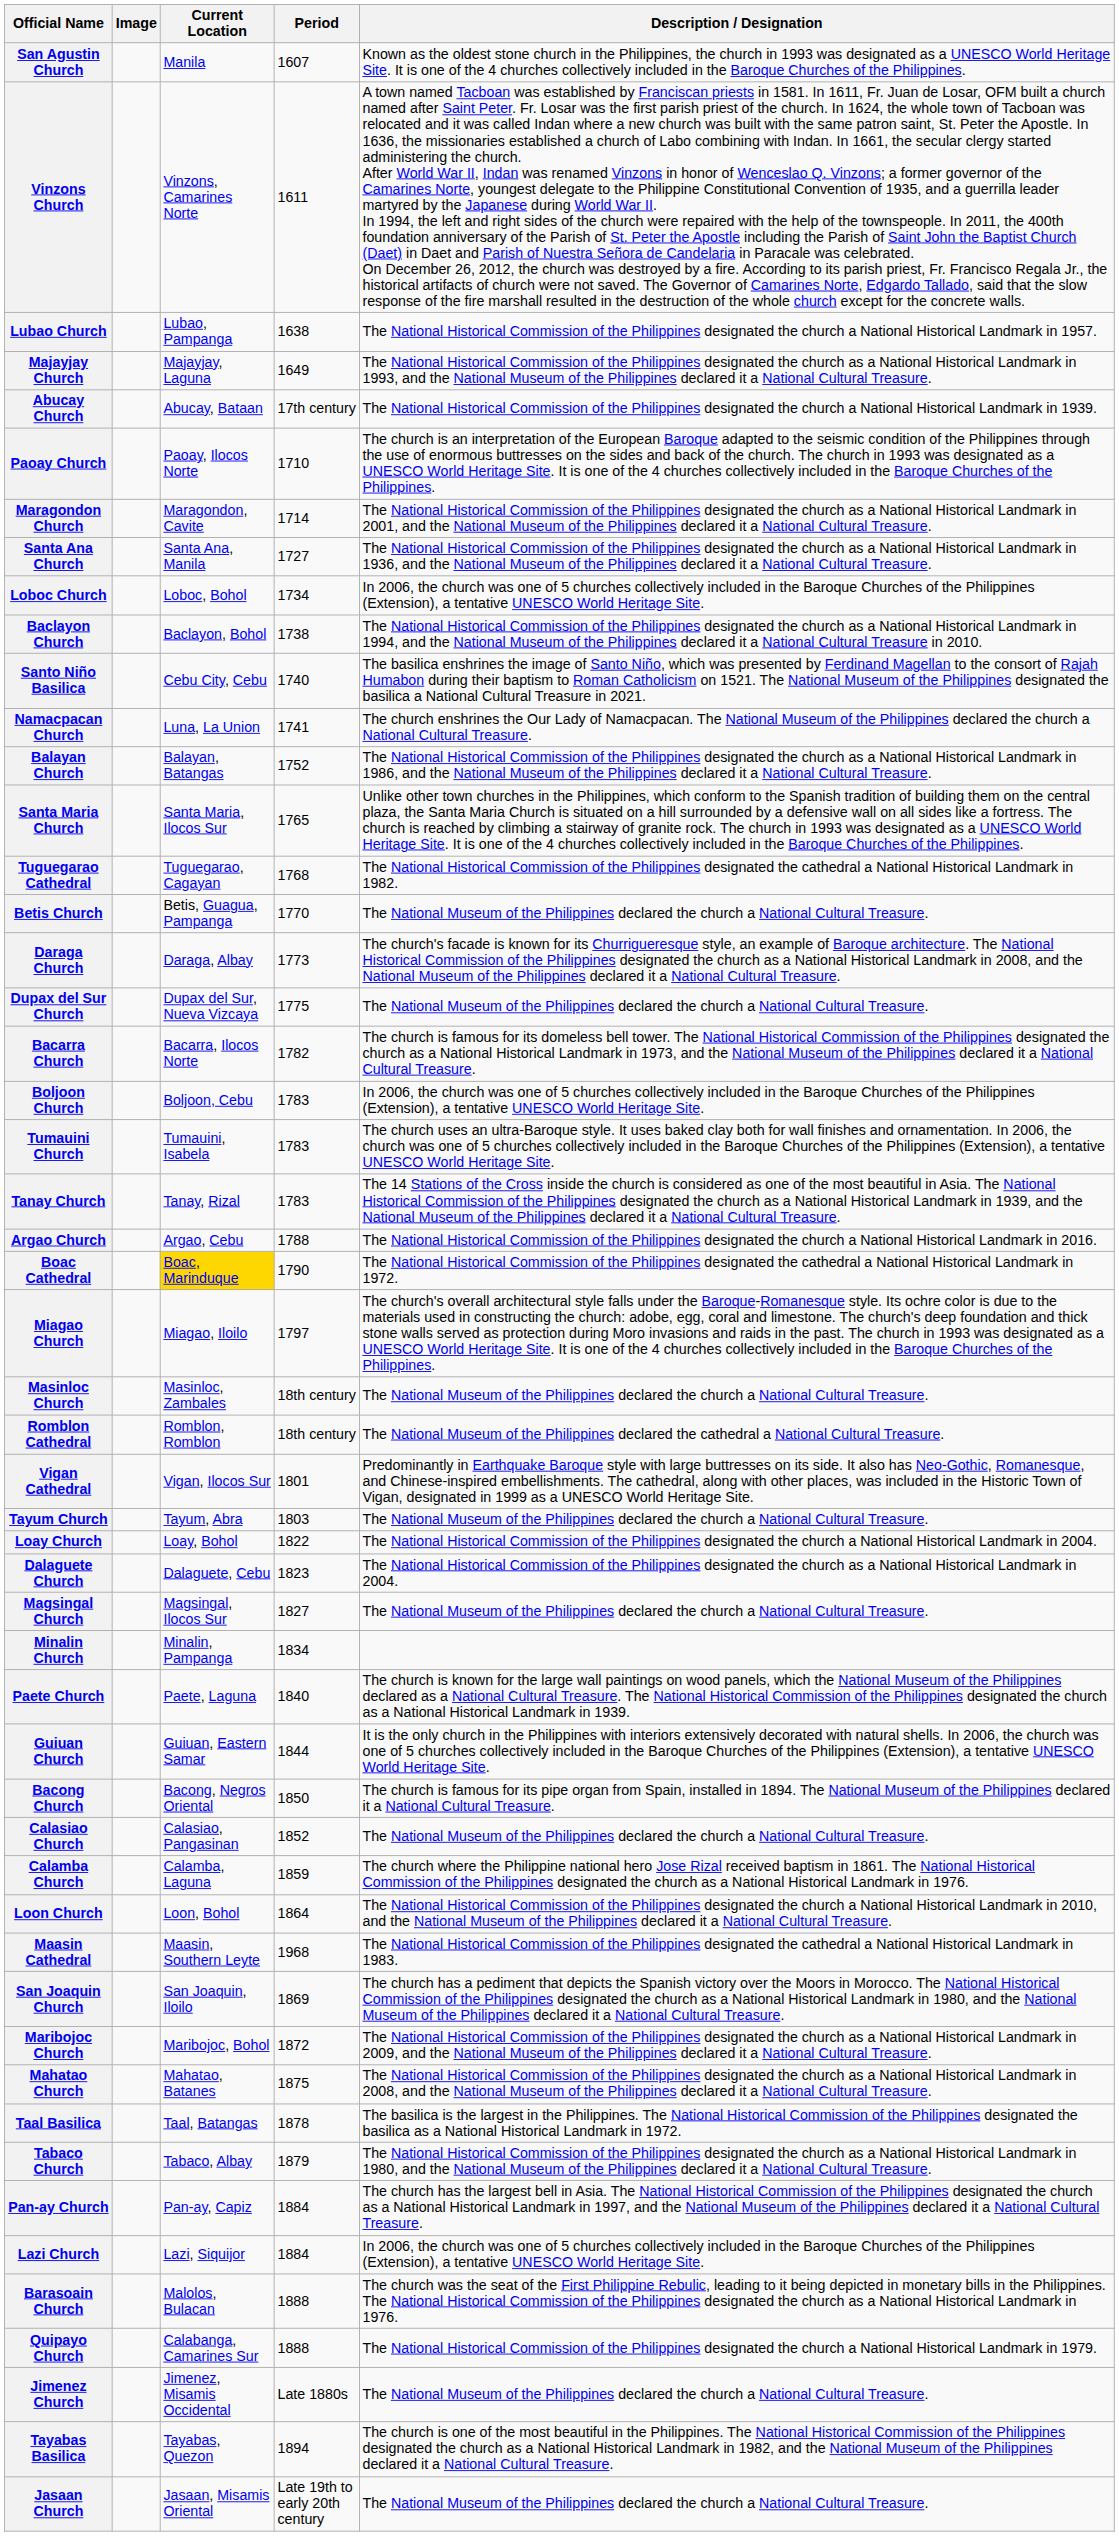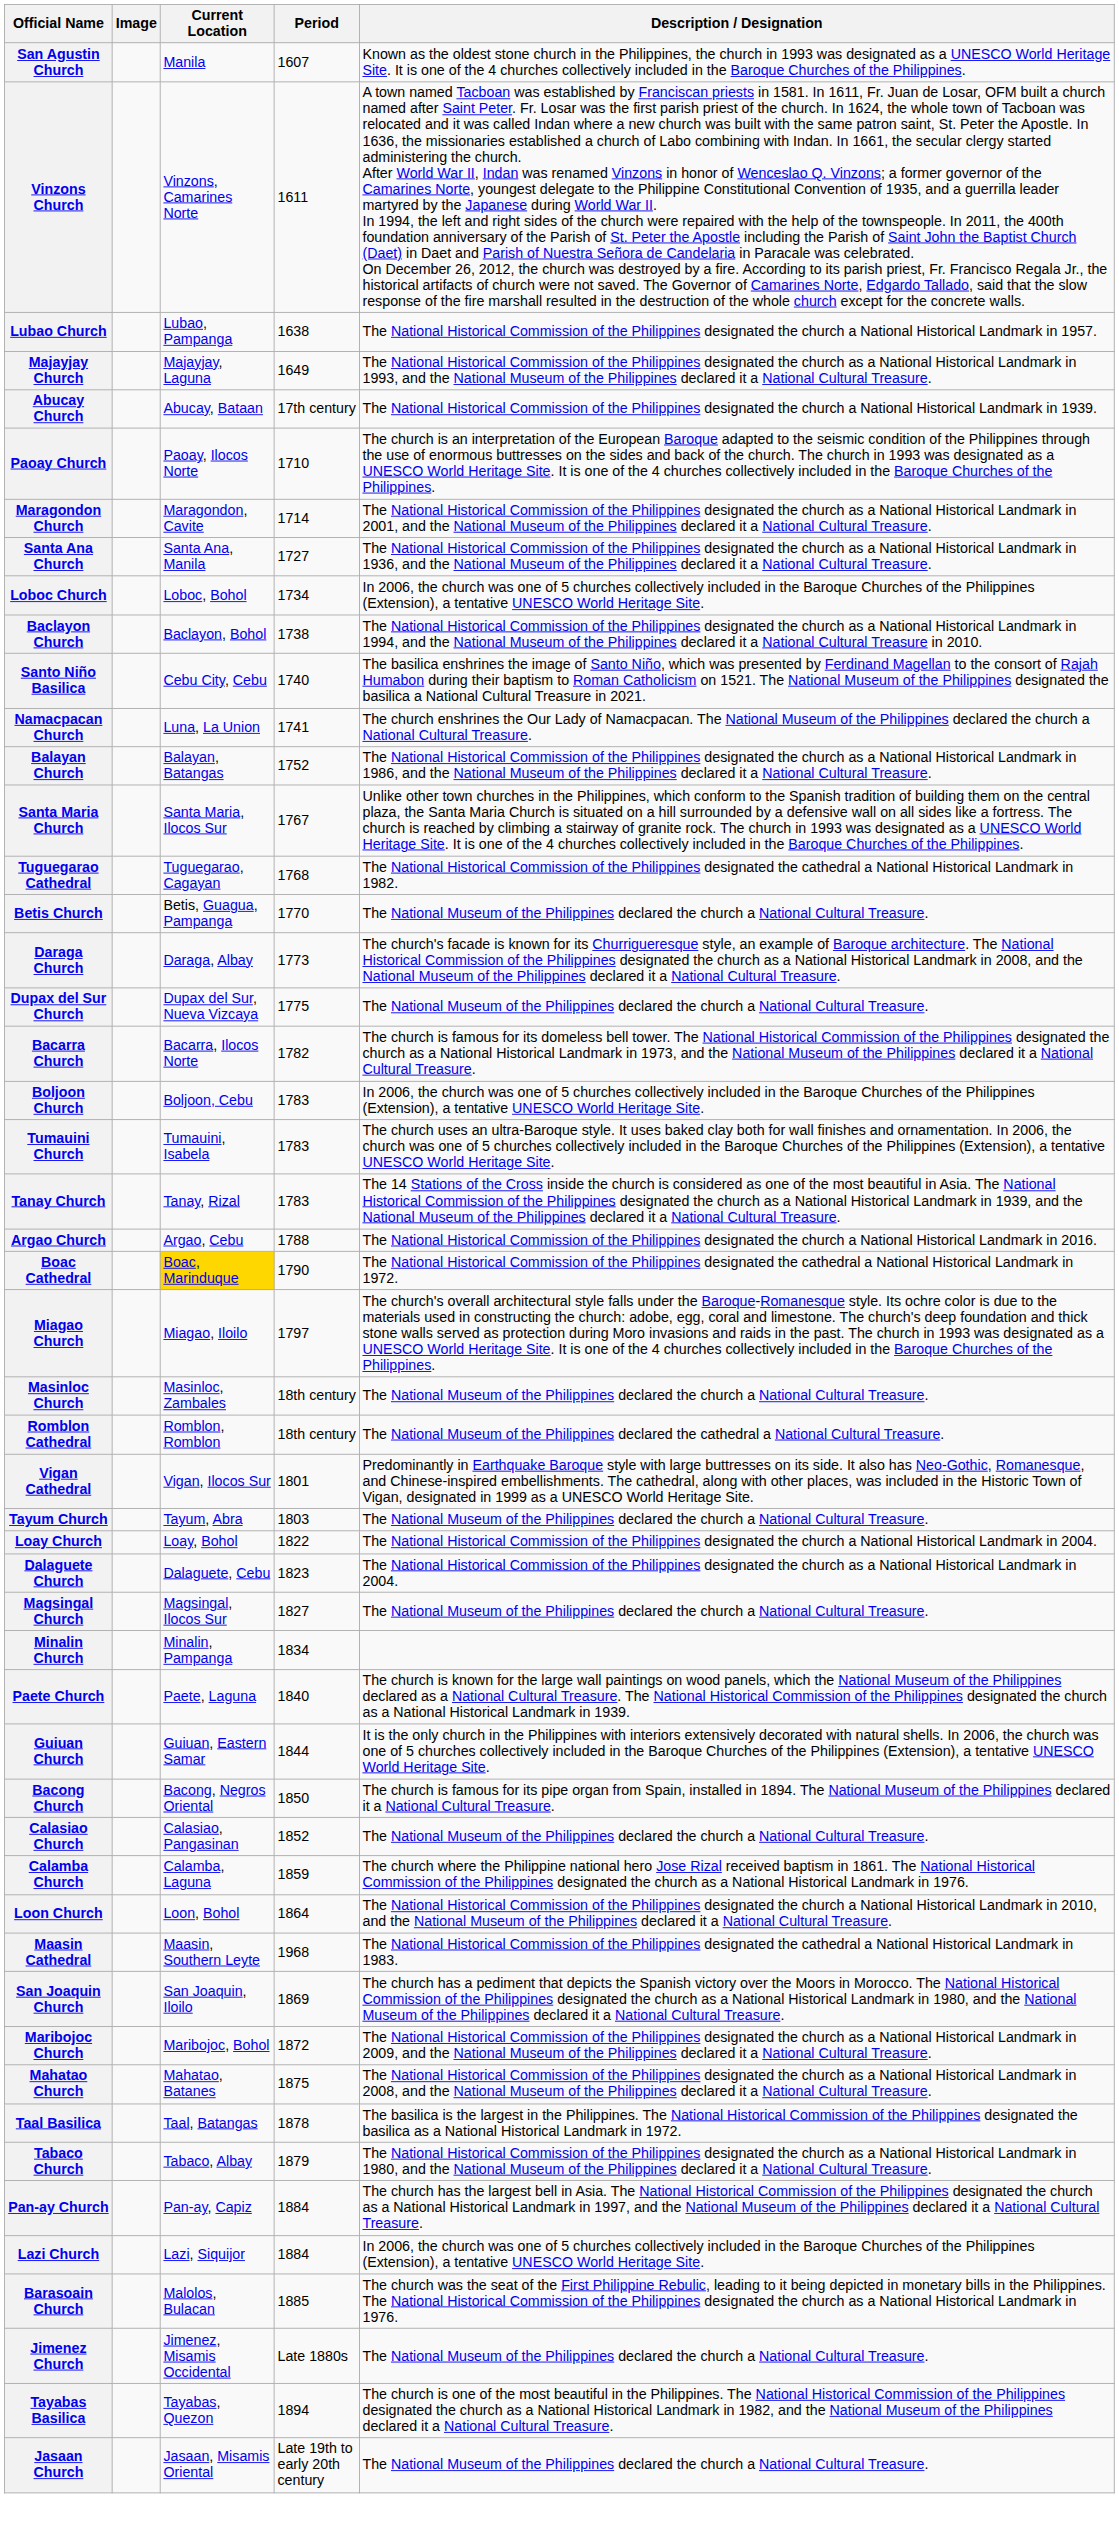(293, 820) 1765 -> (293, 820) 1767
(293, 2301) 1888 -> (293, 2301) 1885
- row: (58, 2347)
